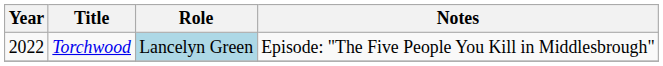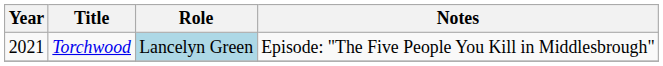(26, 46) 2022 -> (26, 46) 2021
